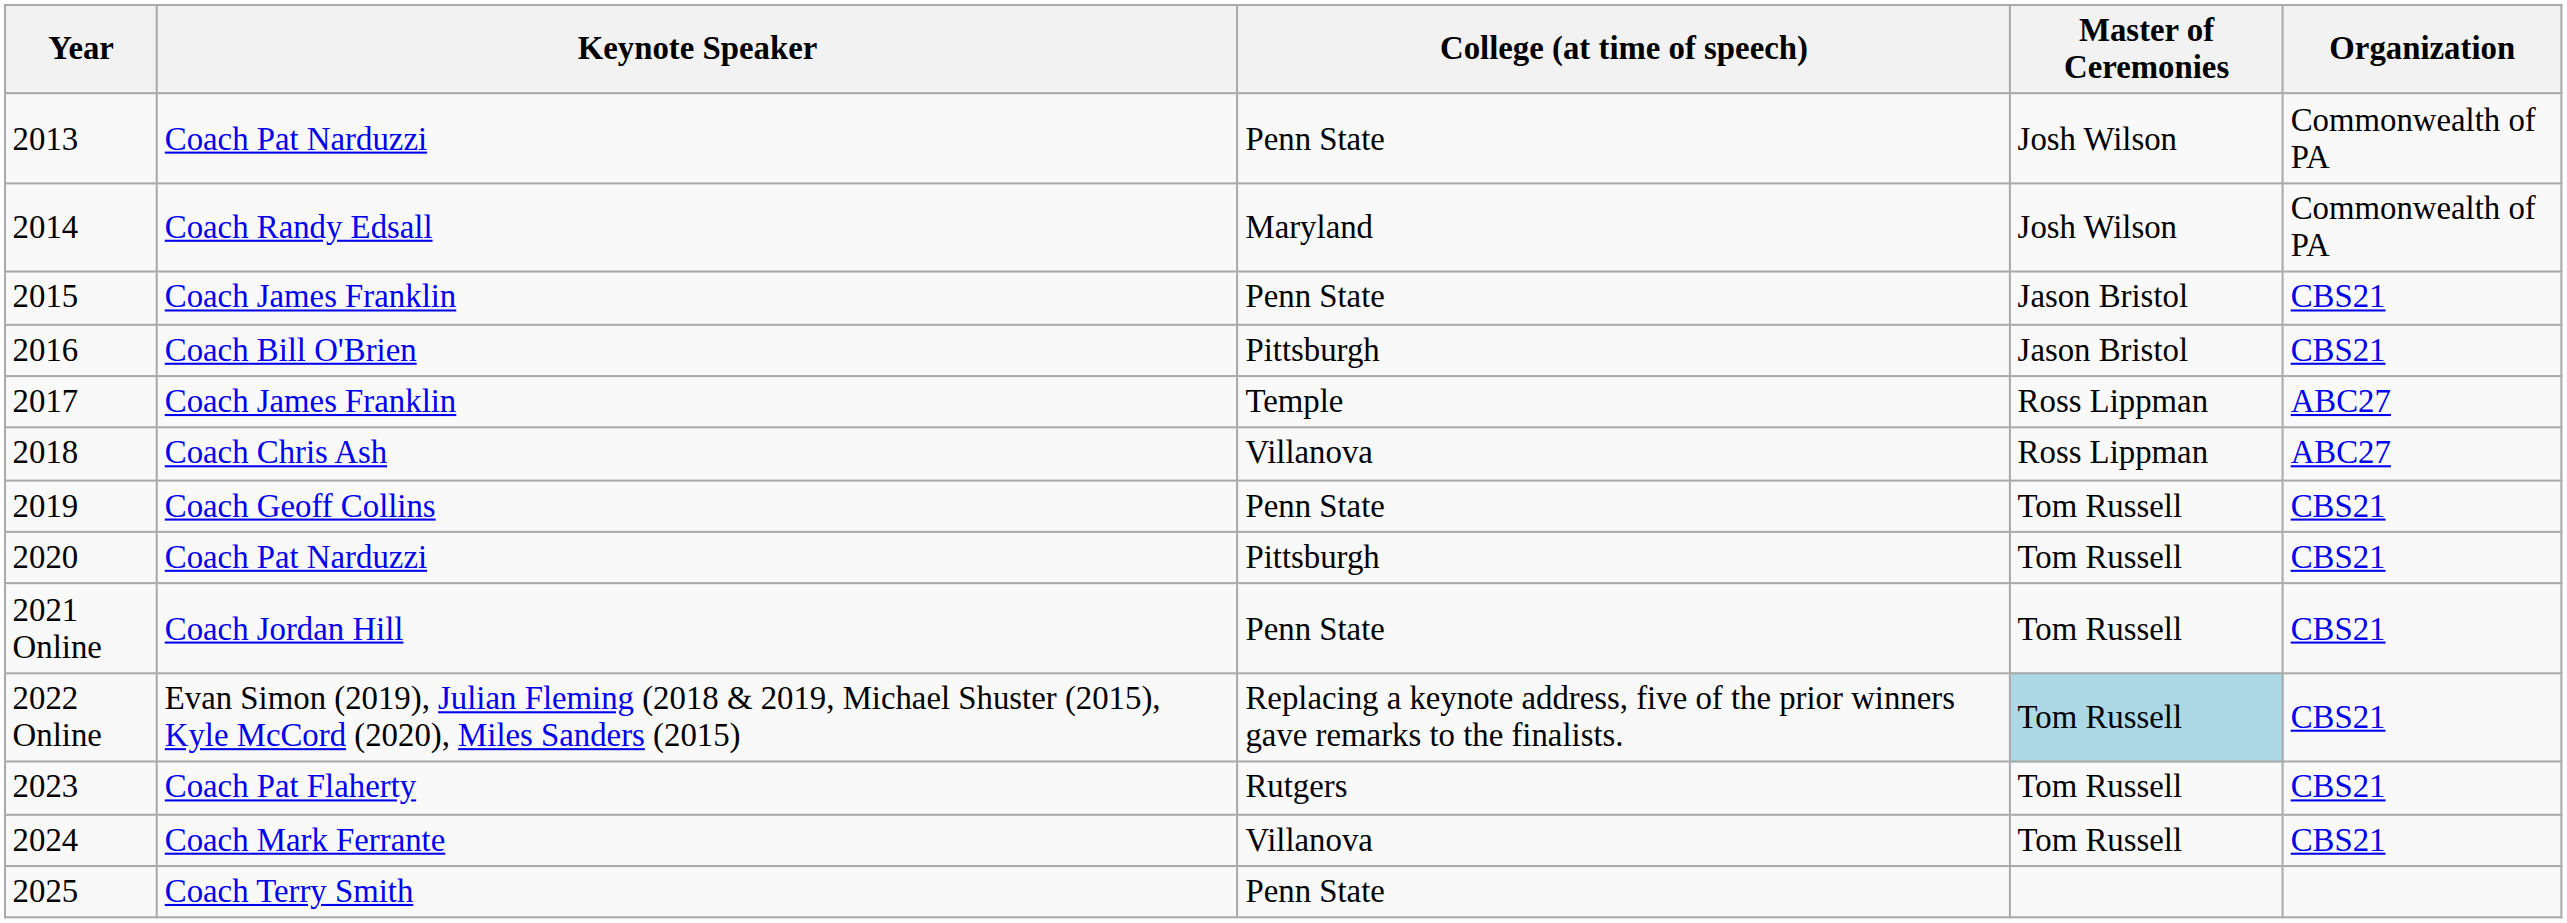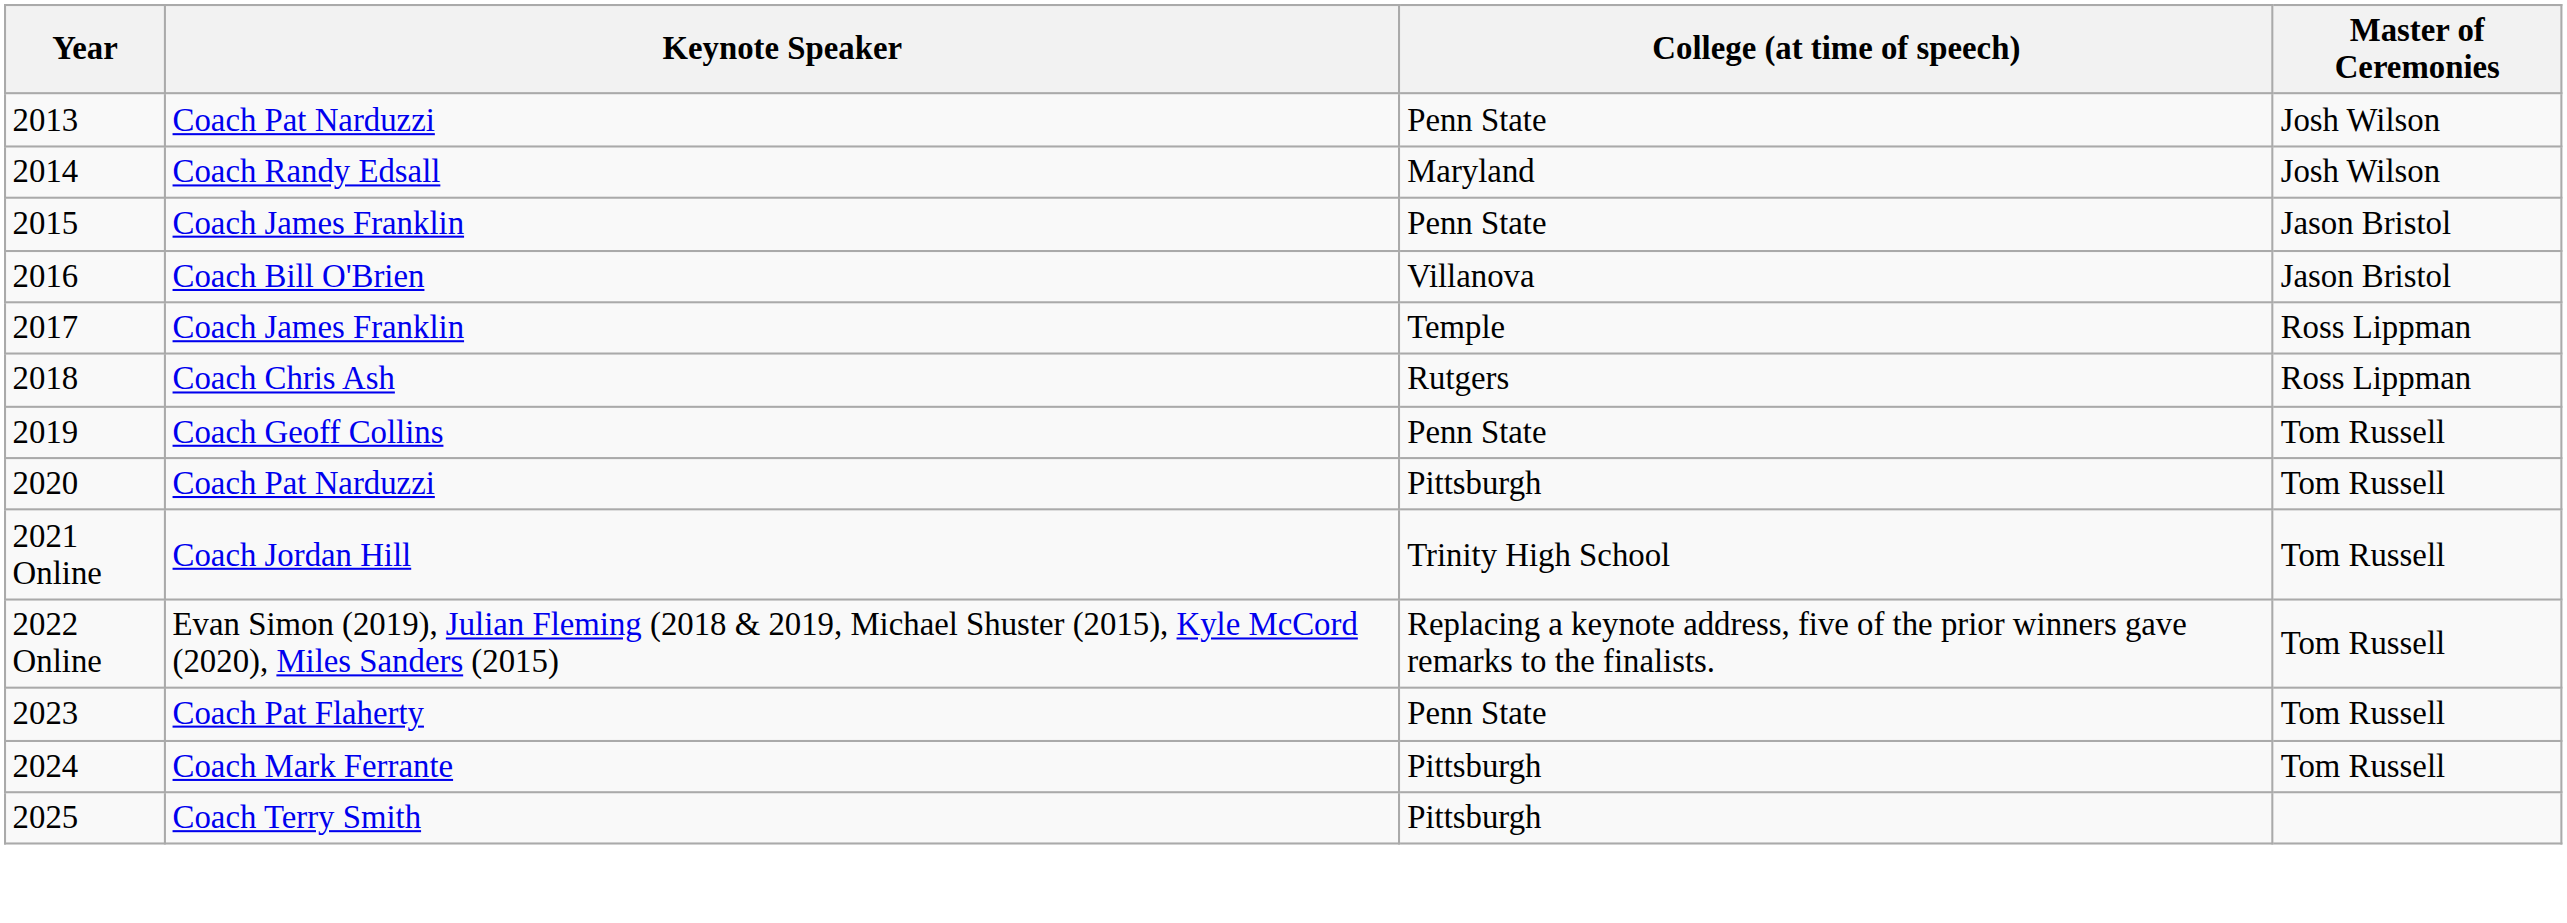- column: (2422, 48)
(1313, 349) Pittsburgh -> (1471, 275) Villanova
(1309, 453) Villanova -> (1458, 379) Rutgers
(1315, 627) Penn State -> (1539, 554) Trinity High School
(2100, 716) lightblue background -> (2363, 642) no background
(1296, 787) Rutgers -> (1477, 713) Penn State
(1309, 839) Villanova -> (1474, 765) Pittsburgh
(1315, 891) Penn State -> (1474, 817) Pittsburgh
